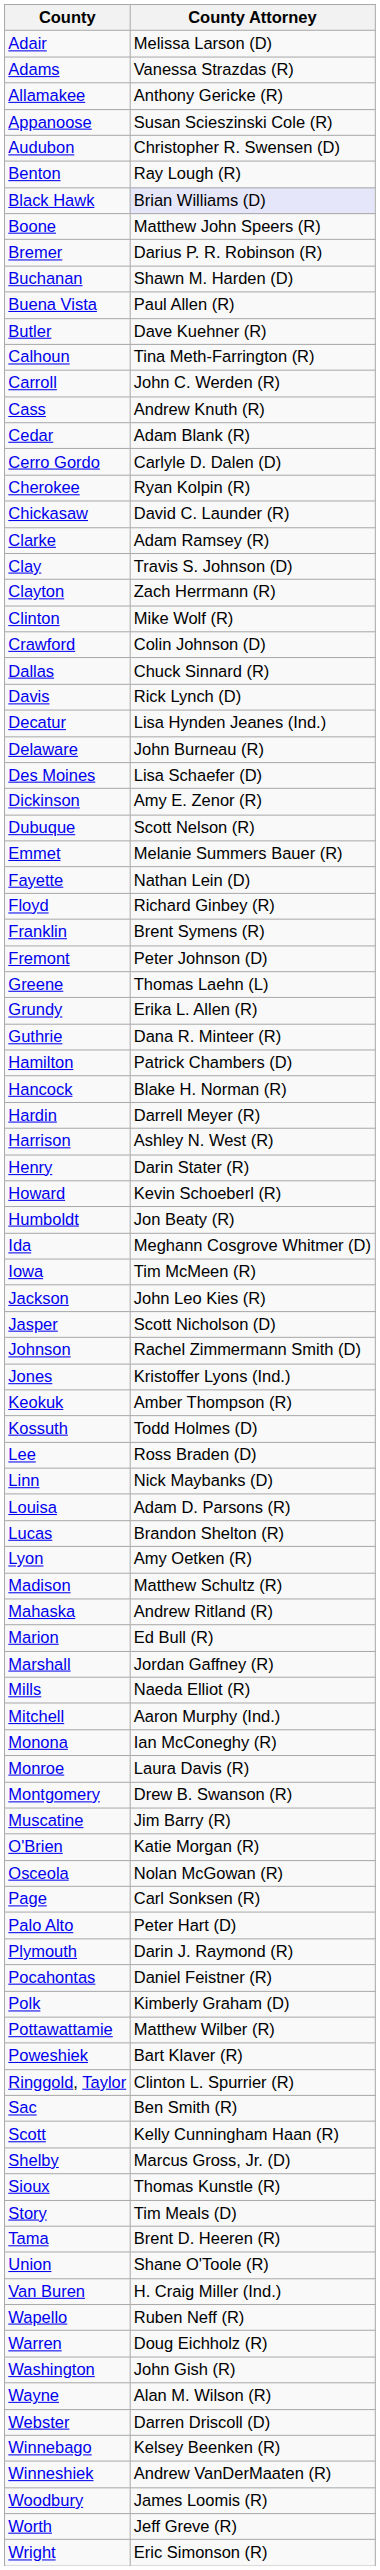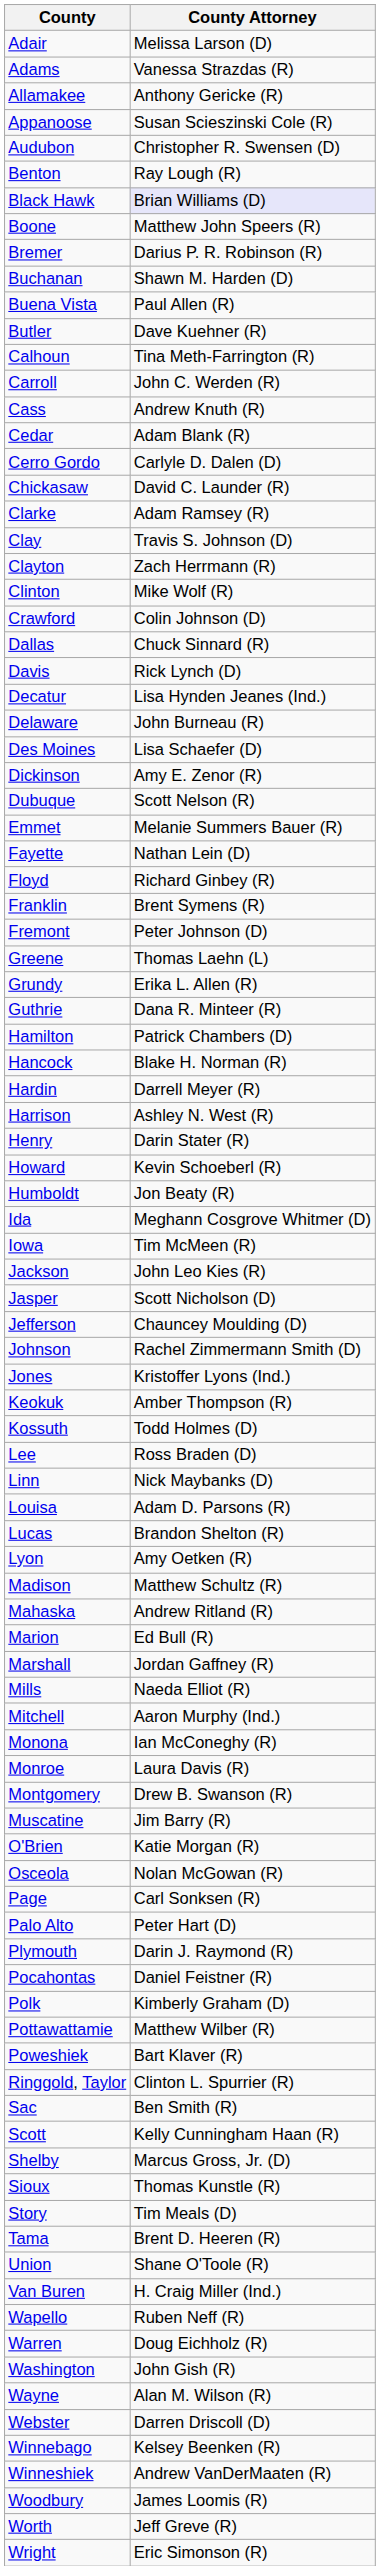- row: (44, 488)
+ row: (42, 1324)
